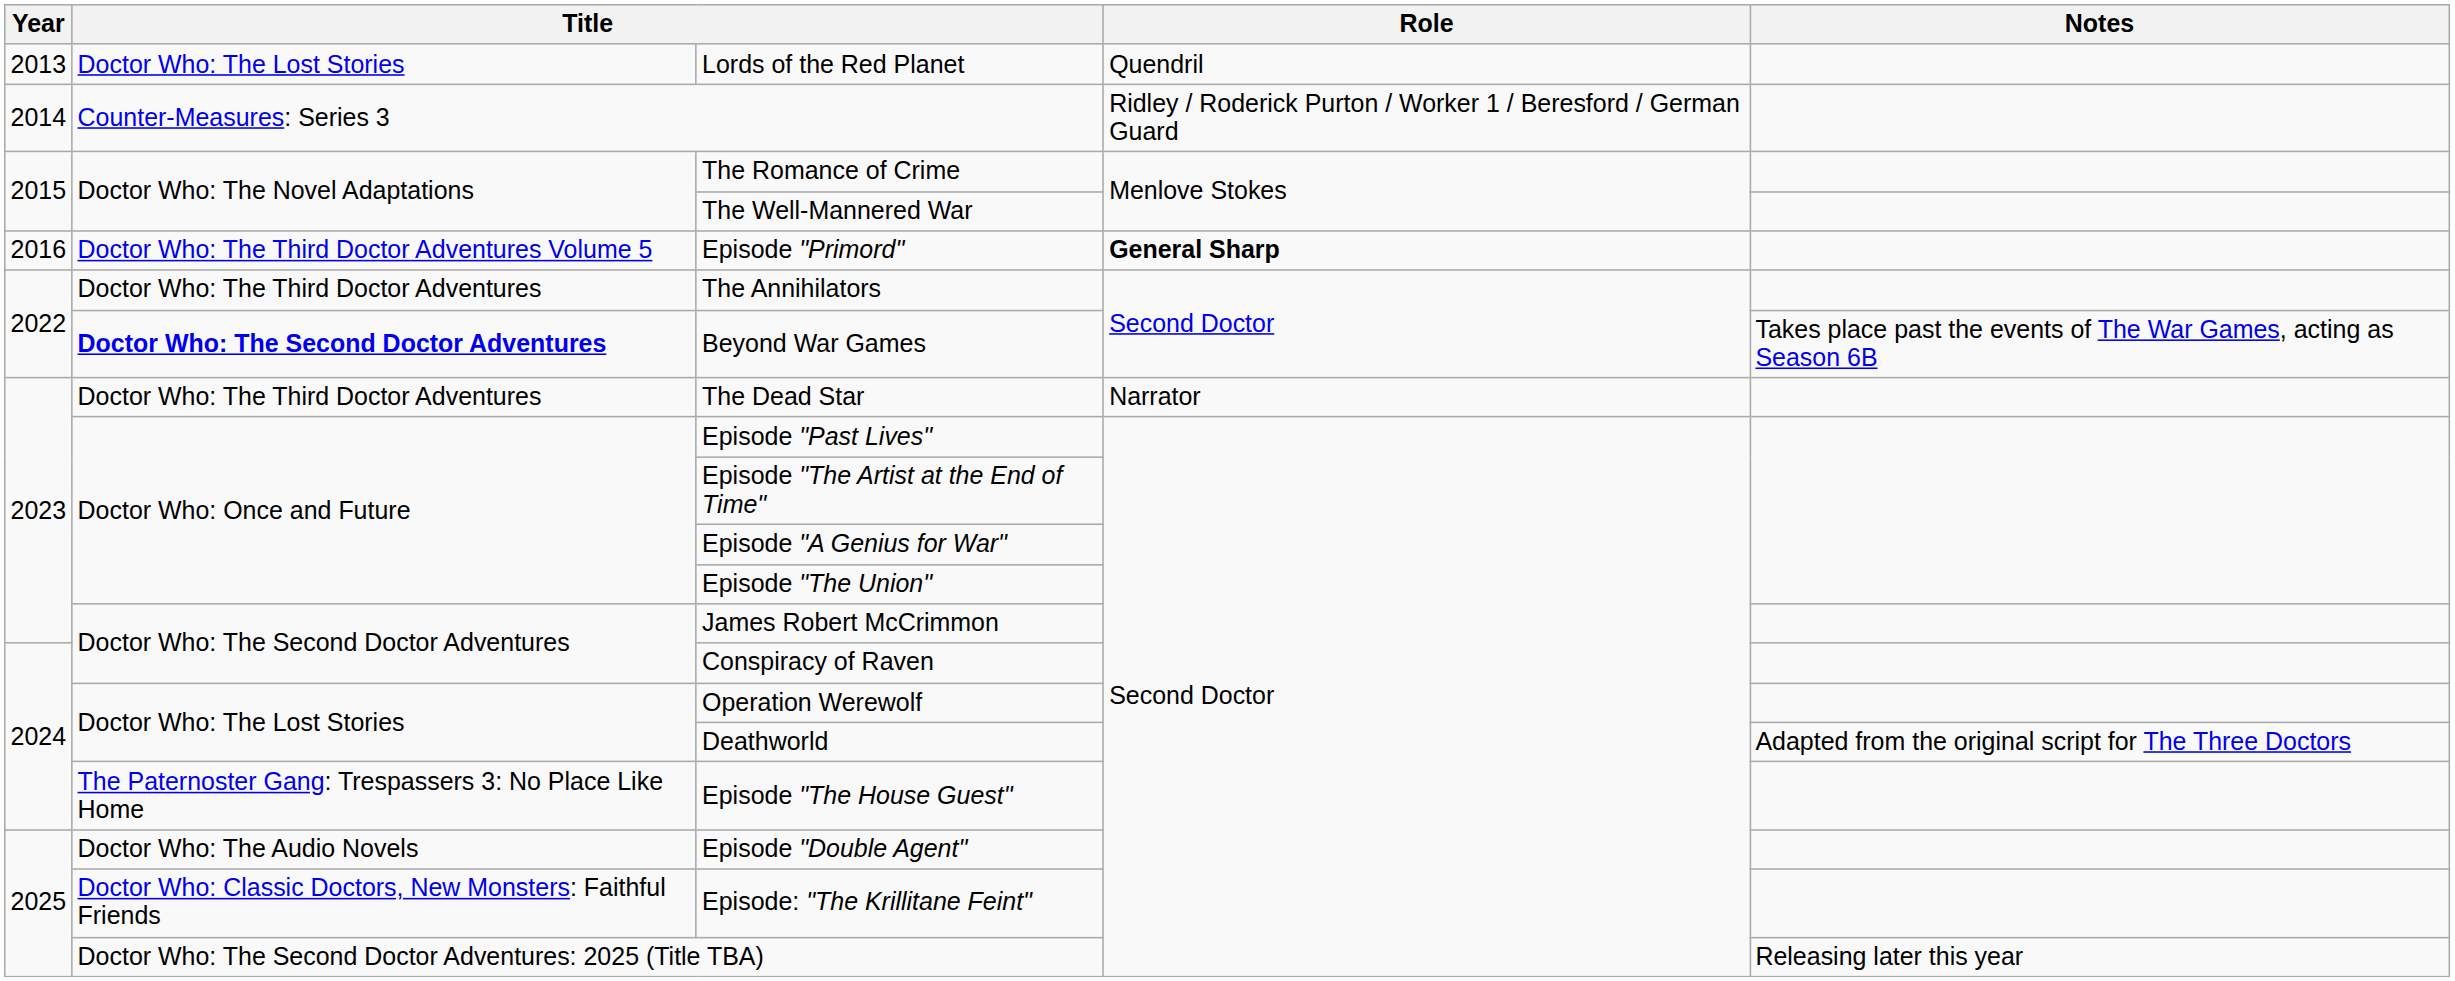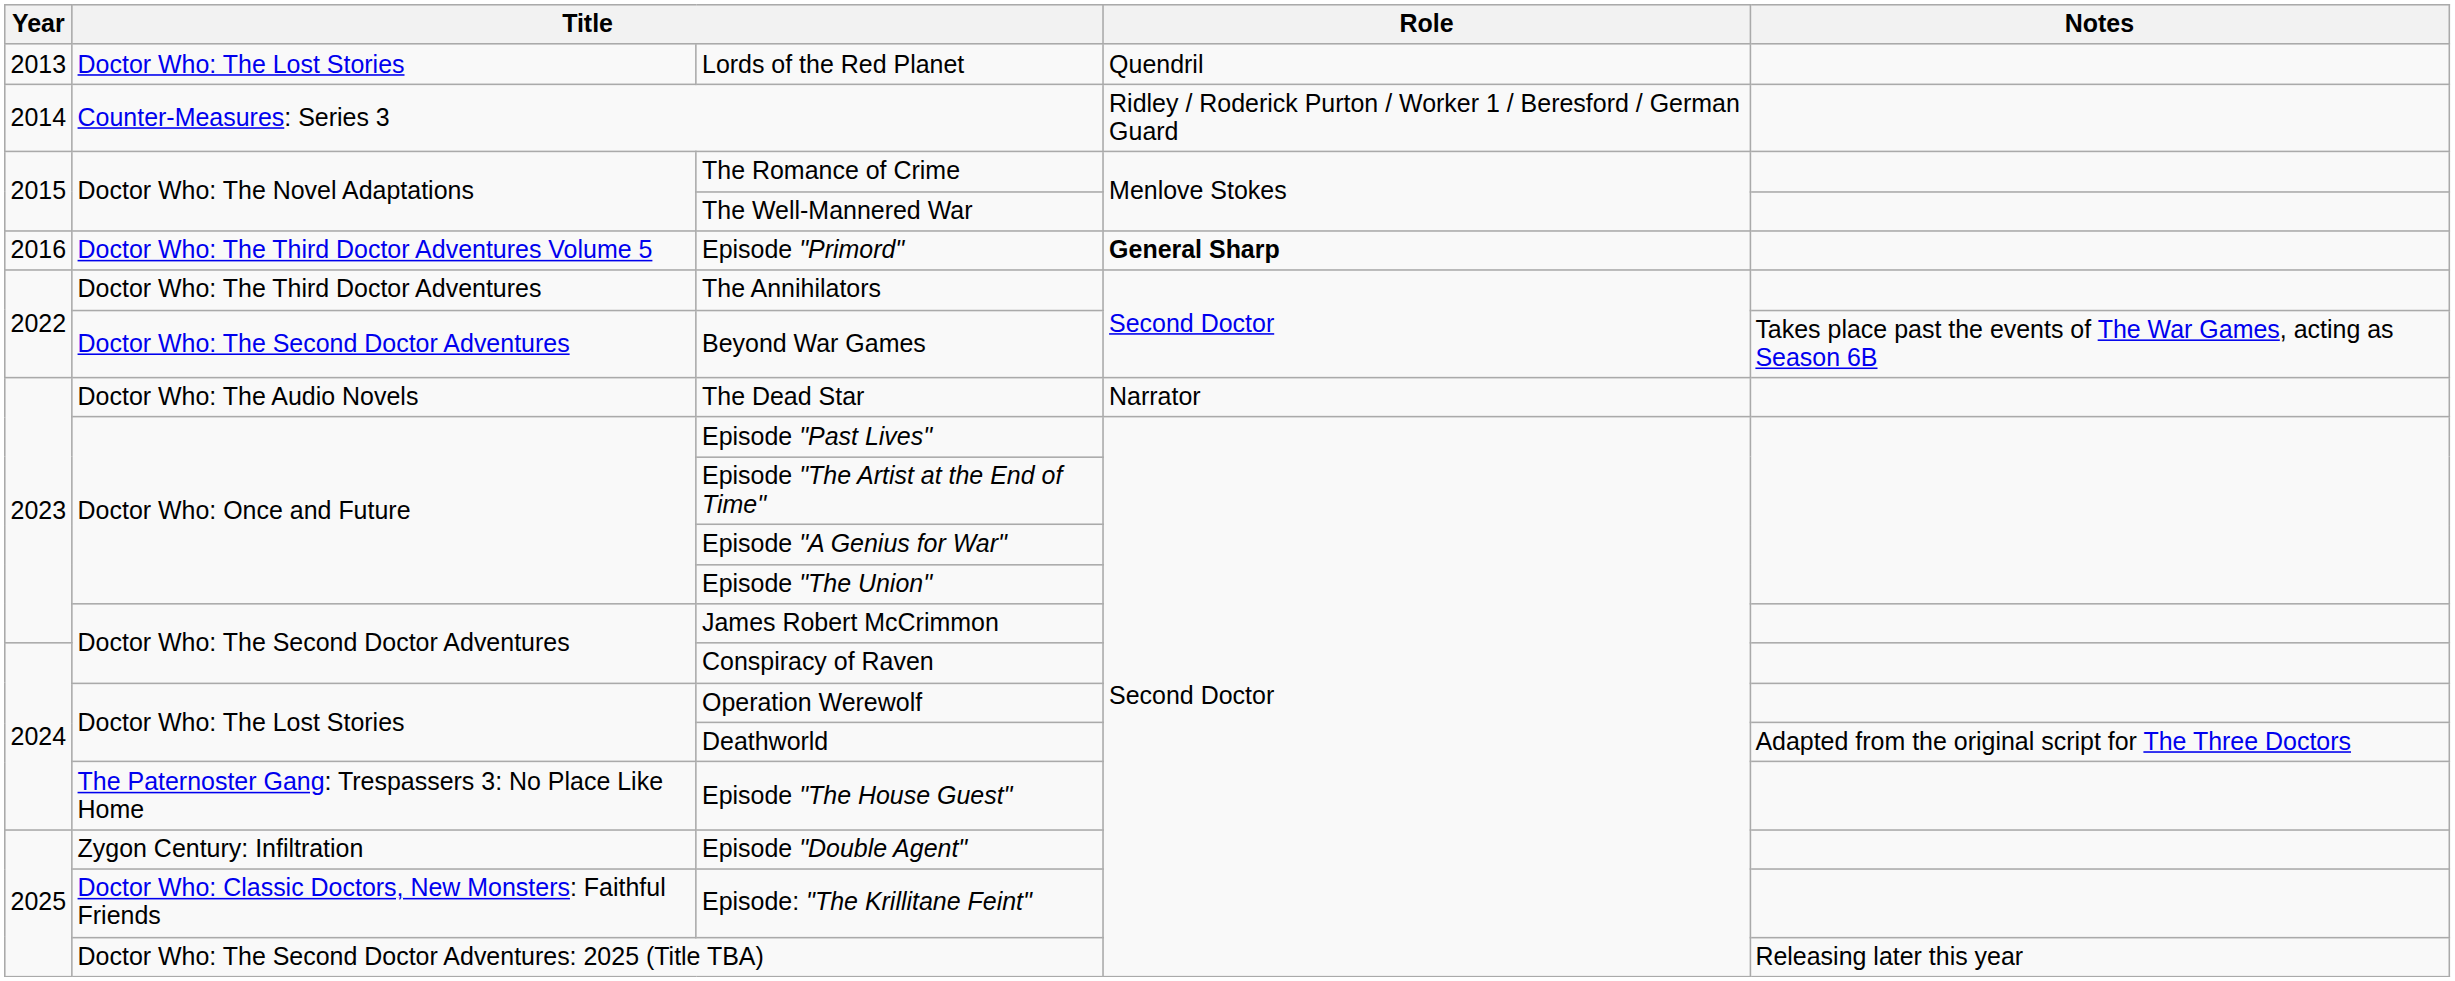(342, 343) bold -> (324, 343) normal
(309, 397) Doctor Who: The Third Doctor Adventures -> (248, 397) Doctor Who: The Audio Novels
(248, 849) Doctor Who: The Audio Novels -> (220, 849) Zygon Century: Infiltration
